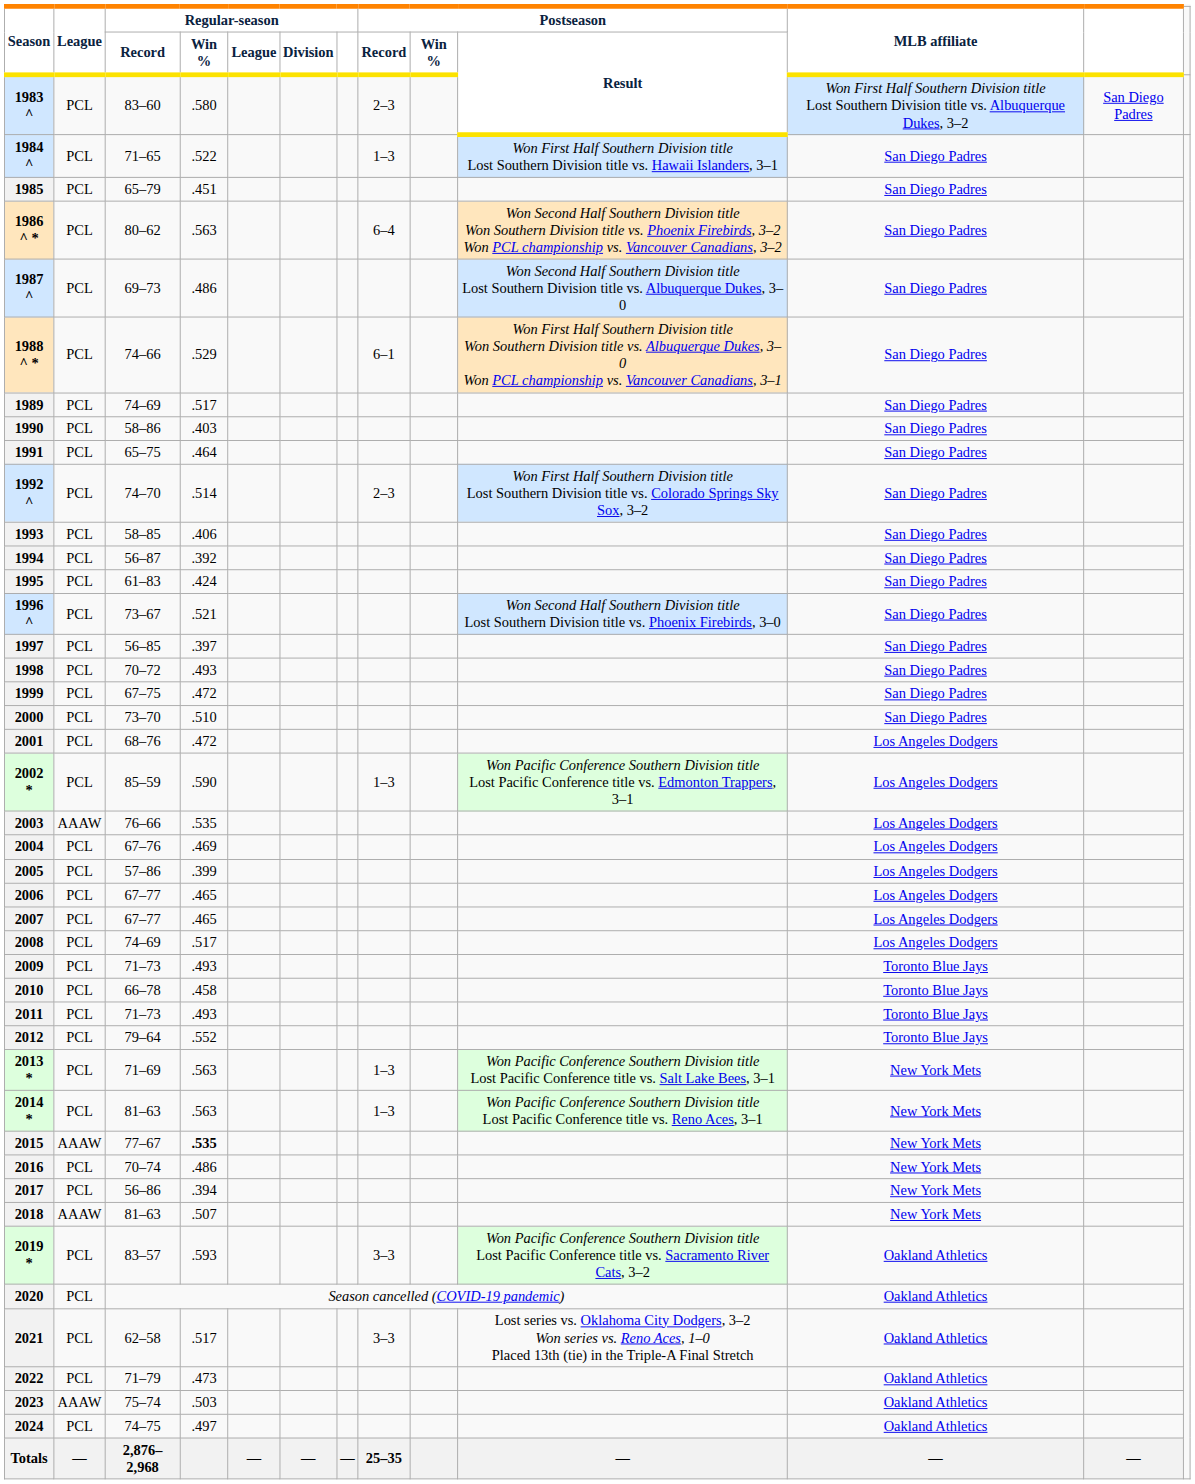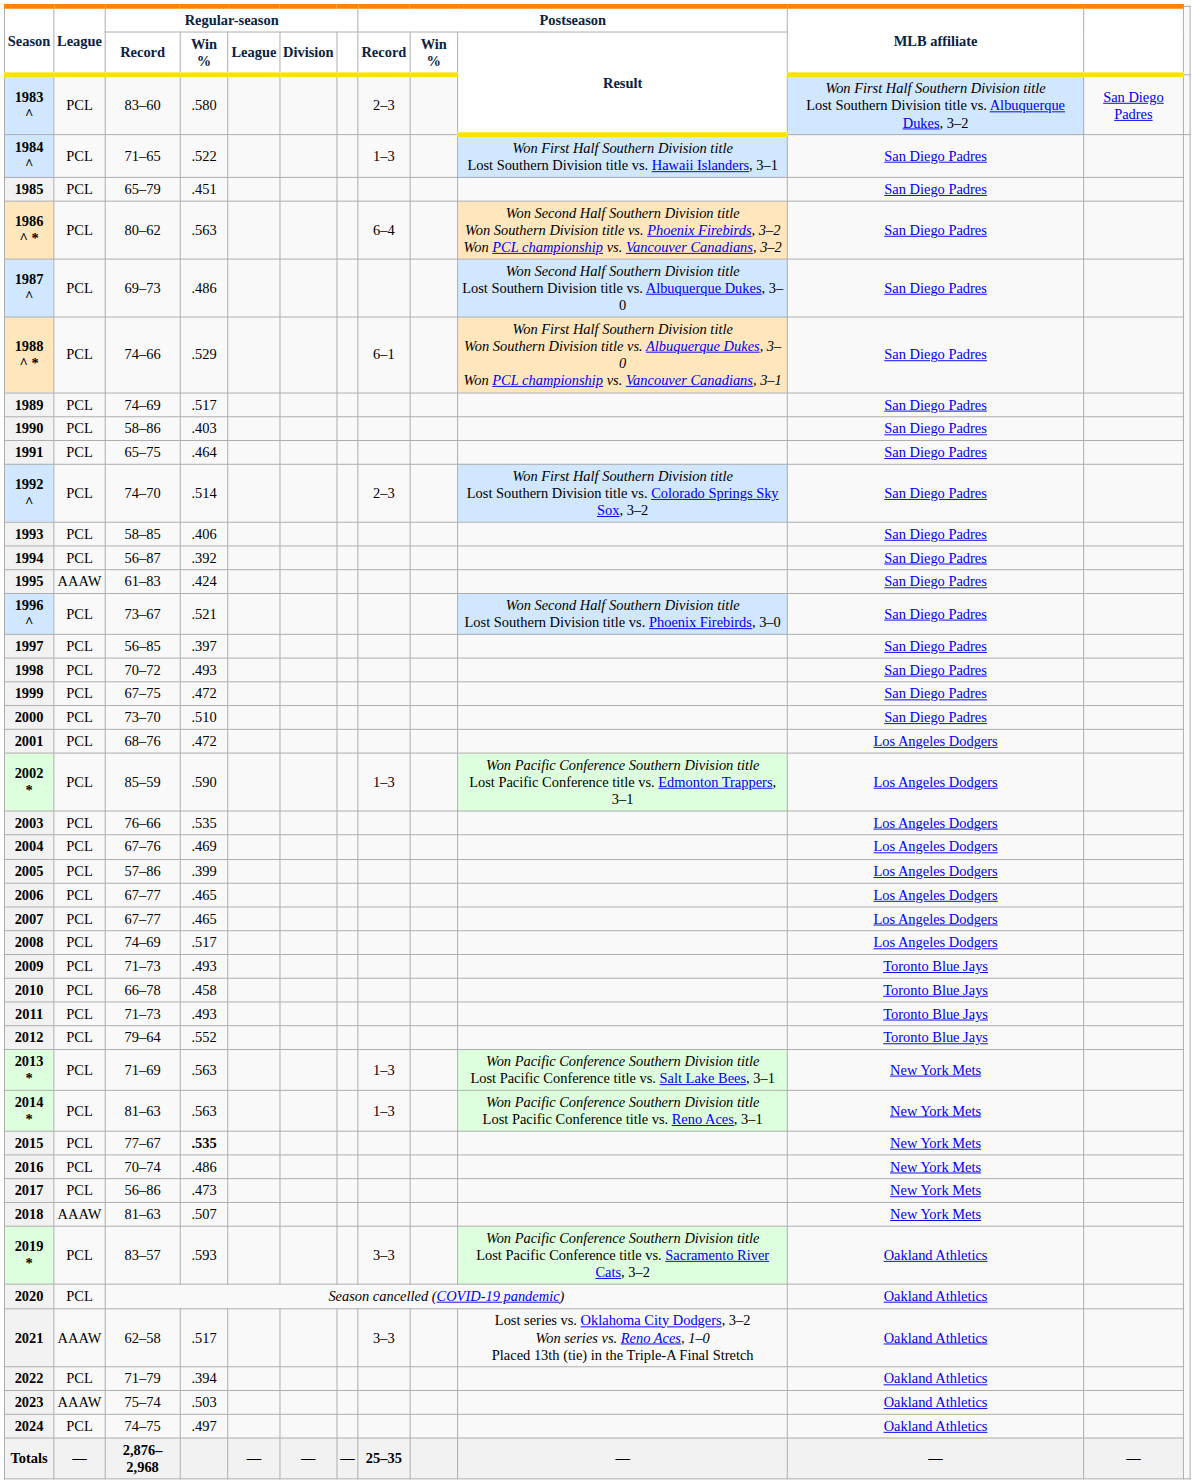(79, 581) PCL -> (79, 581) AAAW
(79, 823) AAAW -> (79, 823) PCL
(79, 1143) AAAW -> (79, 1143) PCL
(204, 1191) .394 -> (204, 1191) .473
(79, 1337) PCL -> (79, 1337) AAAW
(204, 1378) .473 -> (204, 1378) .394
